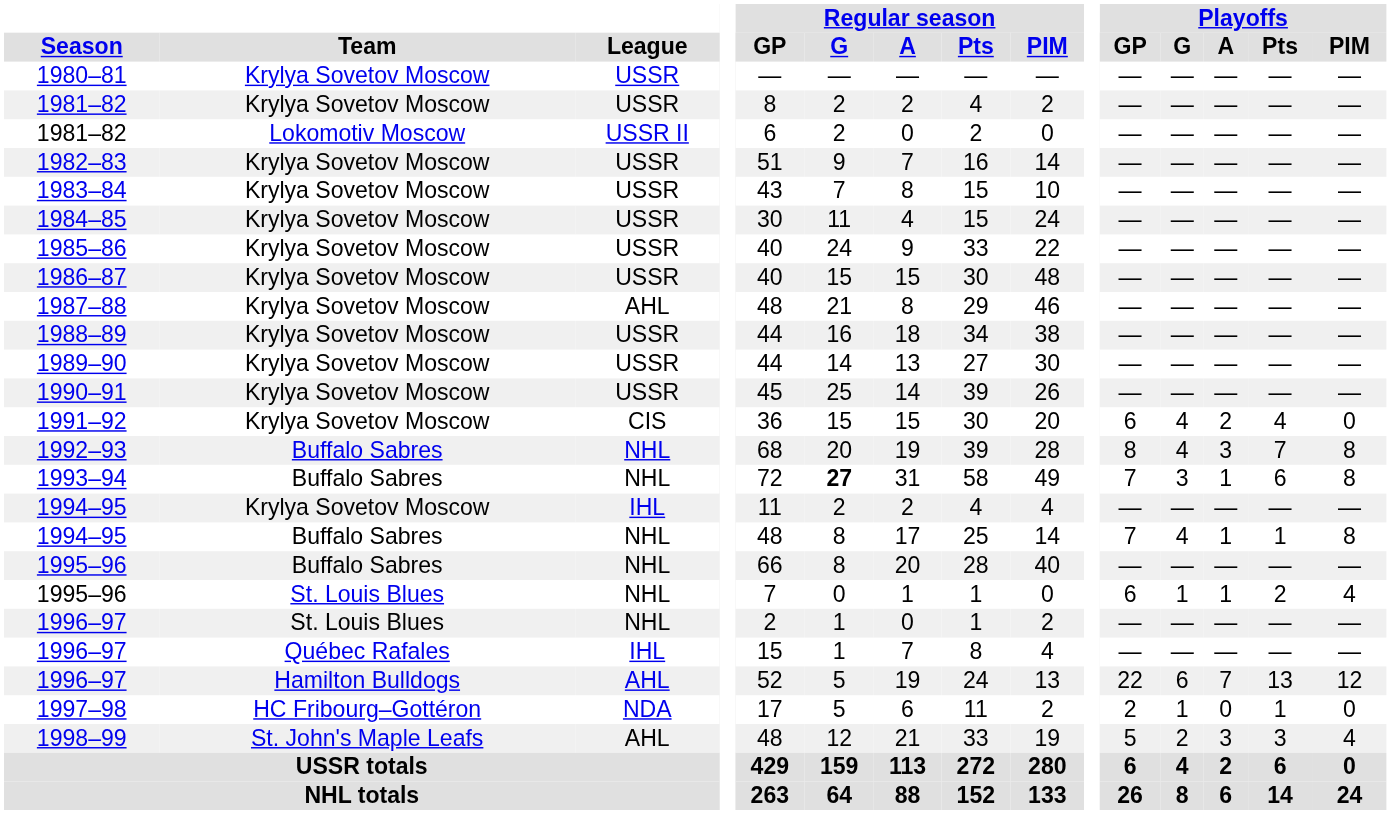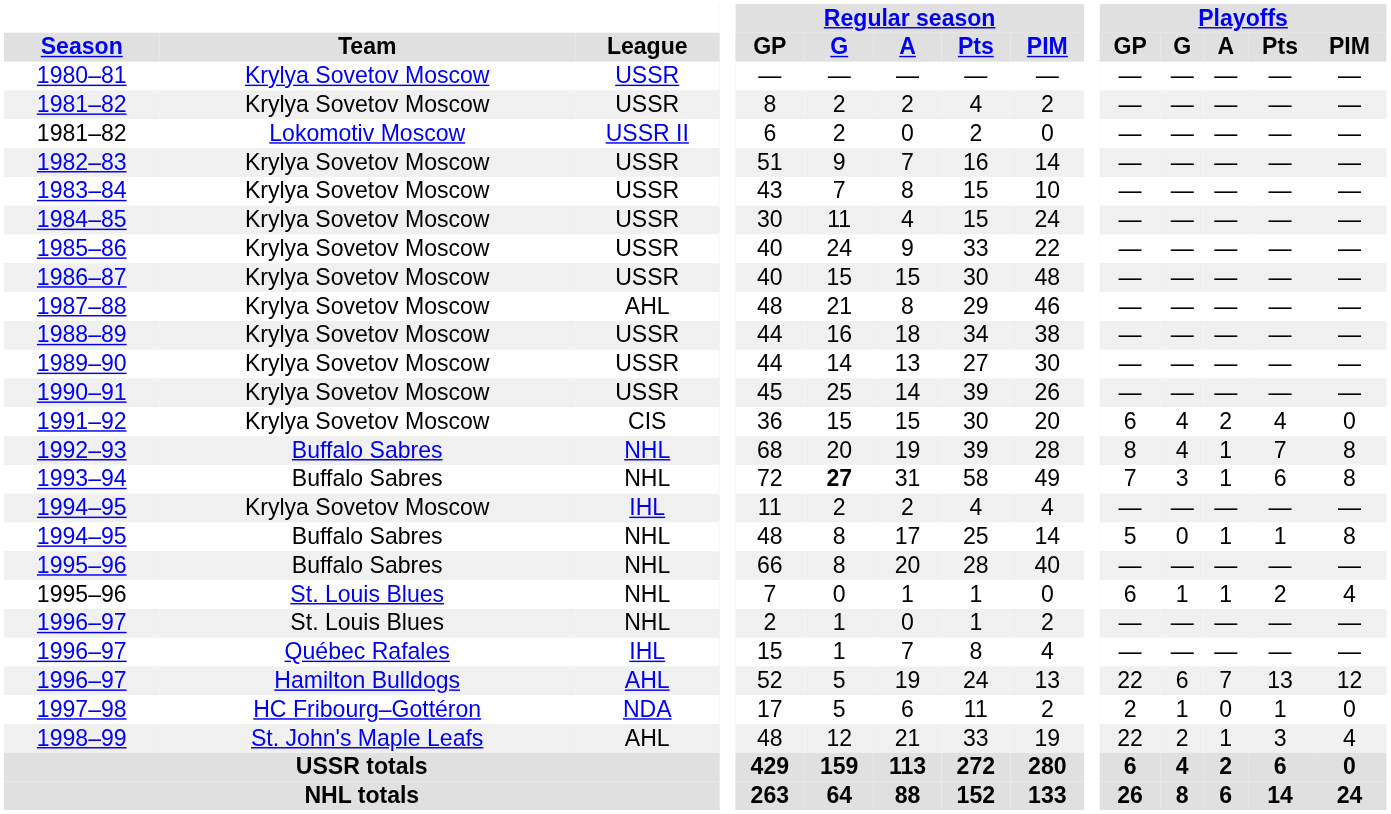(1226, 450) 3 -> (1226, 450) 1
(1130, 536) 7 -> (1130, 536) 5
(1182, 536) 4 -> (1182, 536) 0
(1130, 738) 5 -> (1130, 738) 22
(1226, 738) 3 -> (1226, 738) 1
